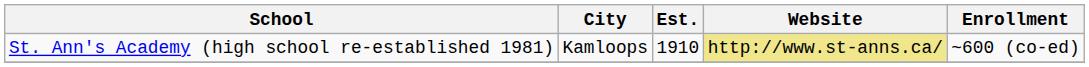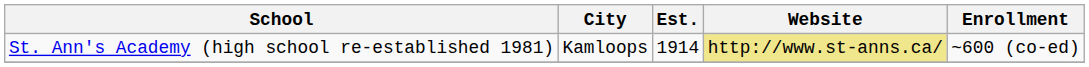(678, 48) 1910 -> (678, 48) 1914
